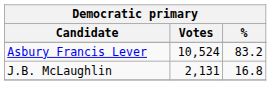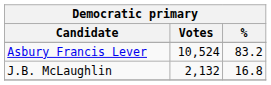(202, 71) 2,131 -> (202, 71) 2,132
